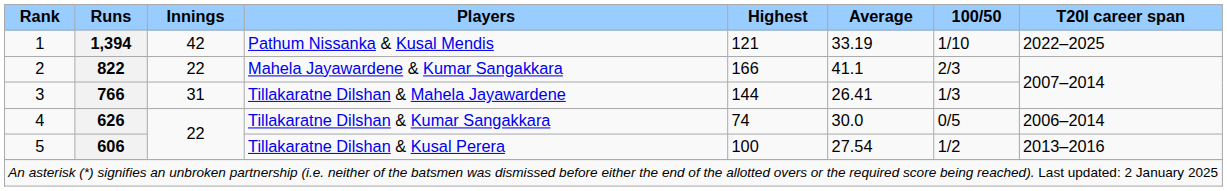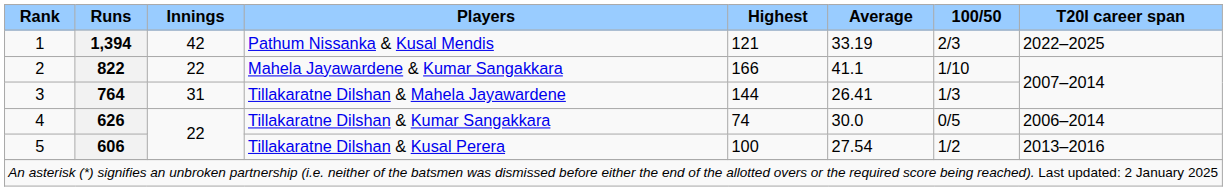(954, 43) 1/10 -> (949, 43) 2/3
(949, 69) 2/3 -> (954, 69) 1/10
(111, 95) 766 -> (111, 95) 764
